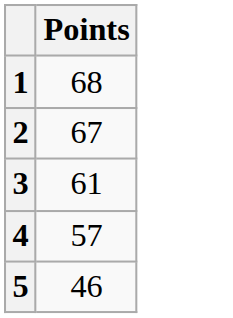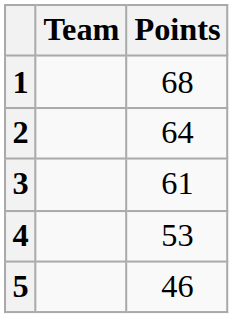+ column: (82, 30)
(87, 132) 67 -> (178, 132) 64
(87, 235) 57 -> (178, 235) 53
